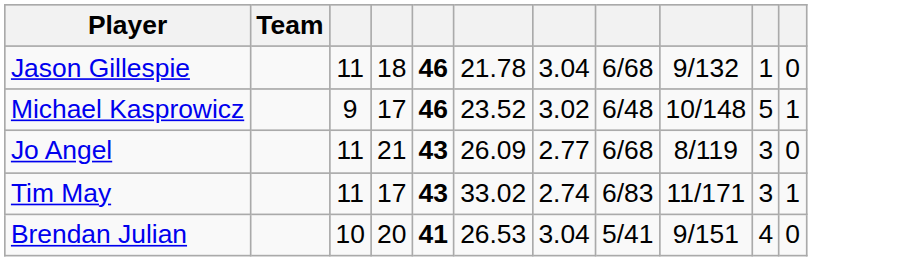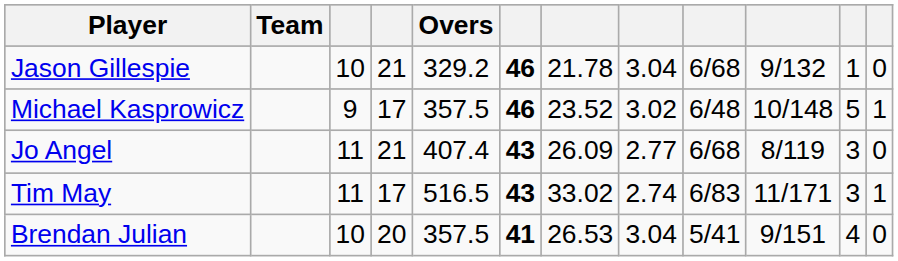+ column: (456, 25)
(350, 67) 11 -> (350, 67) 10
(392, 67) 18 -> (392, 67) 21
